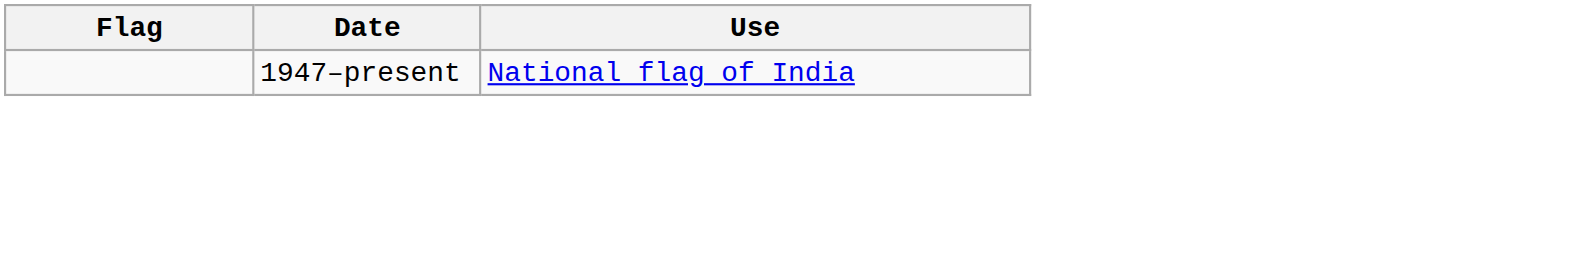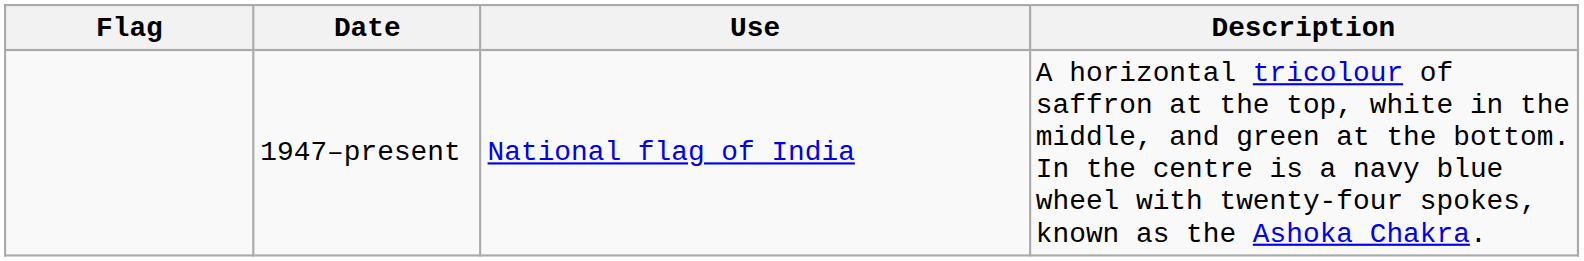+ column: (1303, 28)
